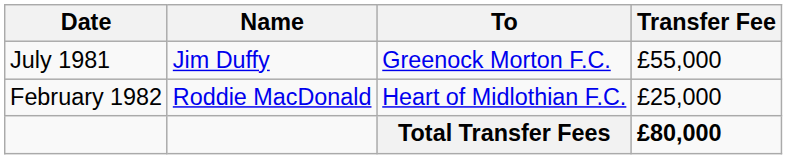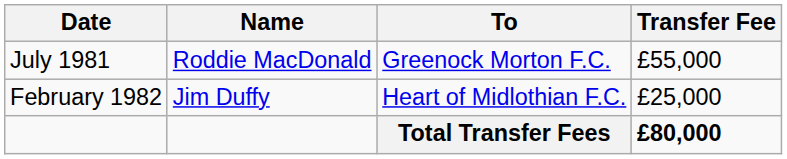(221, 60) Jim Duffy -> (272, 60) Roddie MacDonald
(272, 97) Roddie MacDonald -> (221, 97) Jim Duffy
